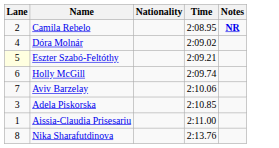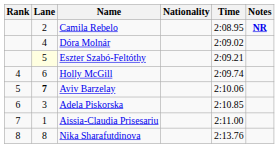+ column: (18, 12)
(17, 89) normal -> (44, 89) bold
